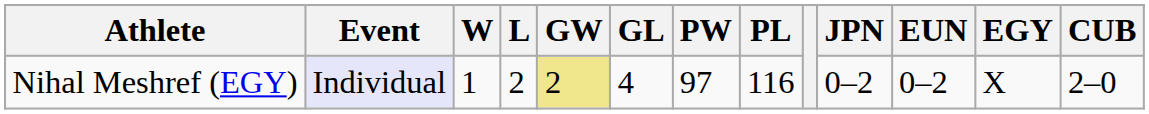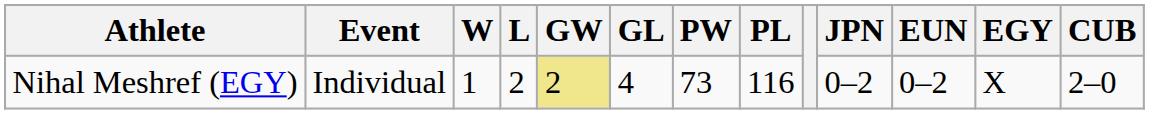(379, 81) lavender background -> (379, 81) no background
(696, 81) 97 -> (696, 81) 73
